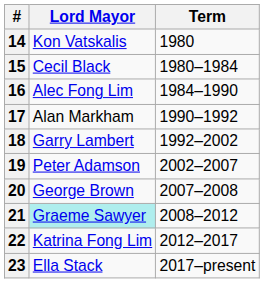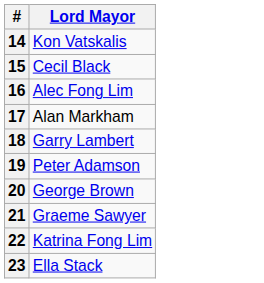- column: (207, 16)
(89, 215) paleturquoise background -> (89, 215) no background
